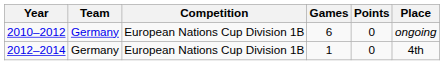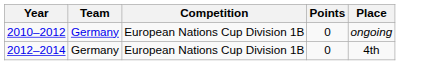- column: (329, 13)
